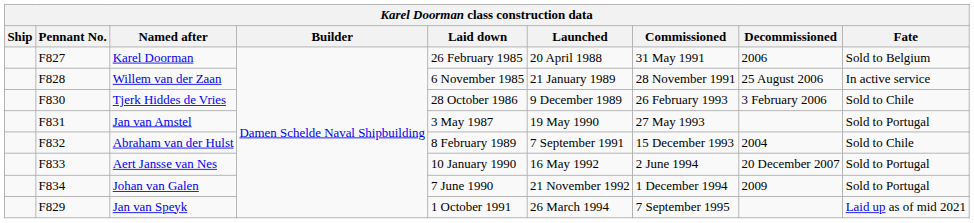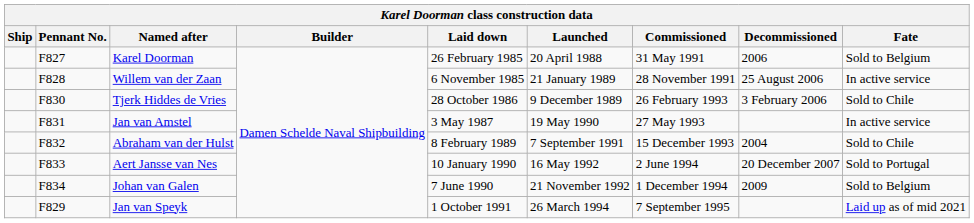(888, 121) Sold to Portugal -> (888, 121) In active service
(888, 185) Sold to Portugal -> (888, 185) Sold to Belgium
